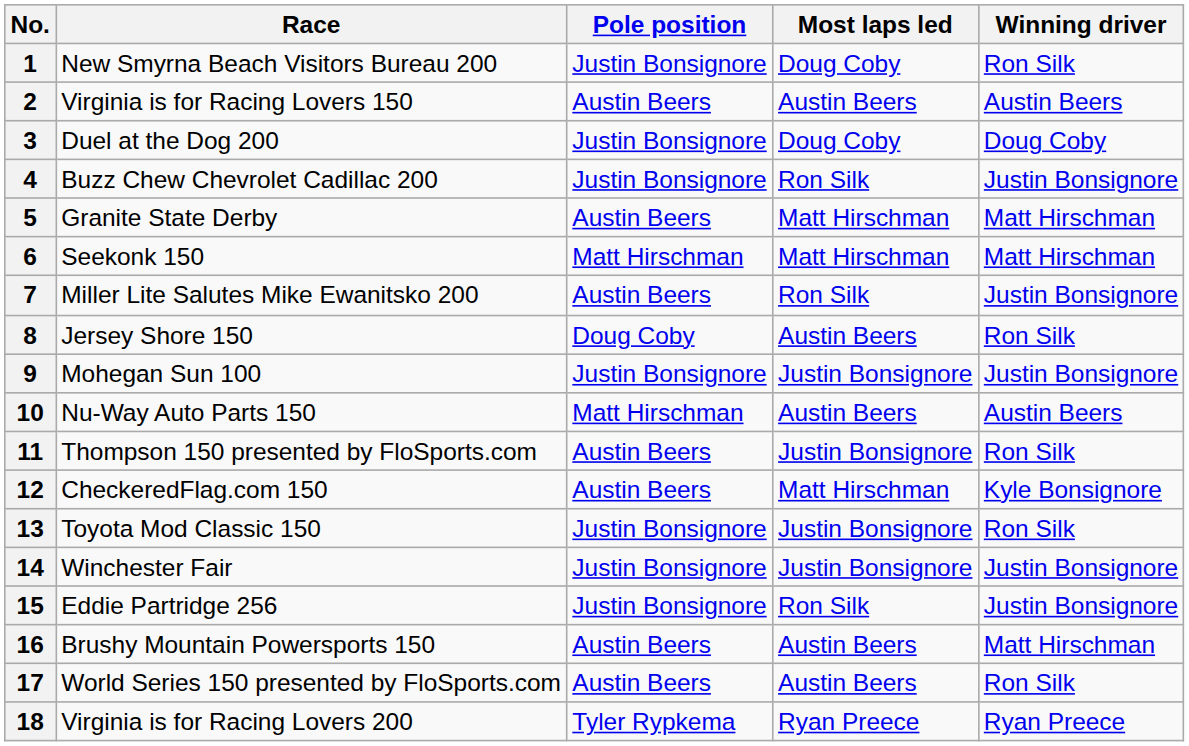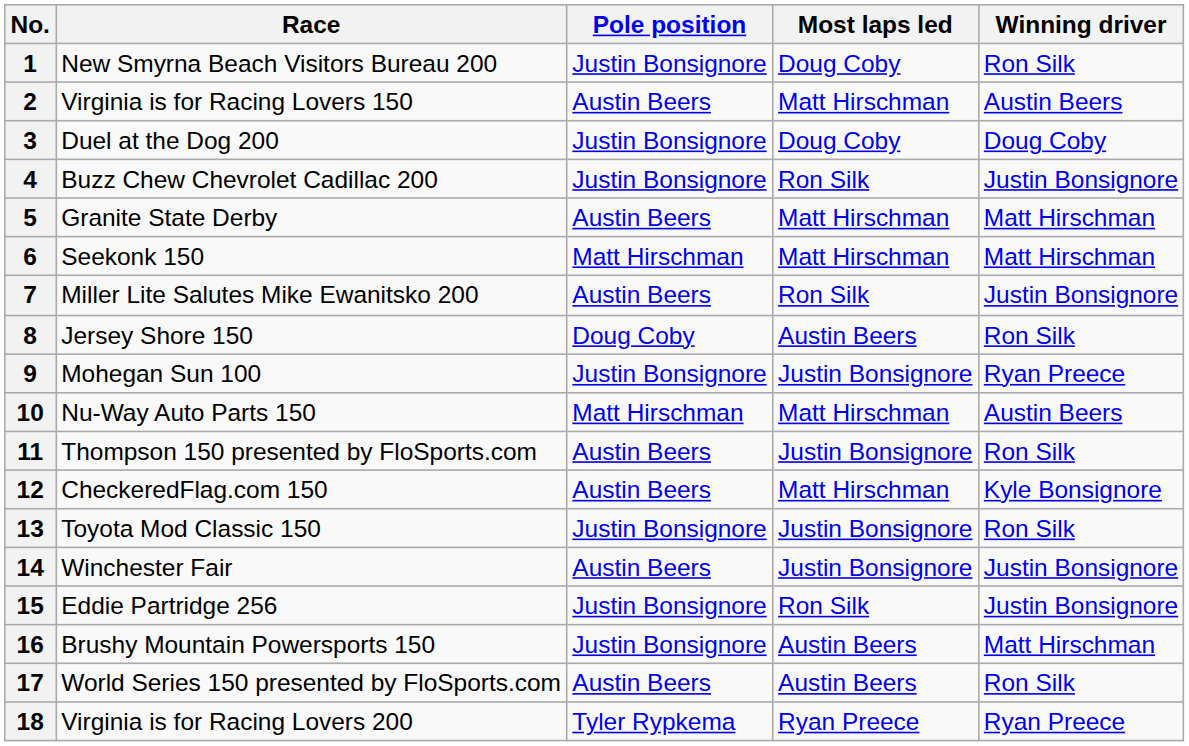(847, 102) Austin Beers -> (864, 102) Matt Hirschman
(1081, 373) Justin Bonsignore -> (1055, 373) Ryan Preece
(847, 412) Austin Beers -> (864, 412) Matt Hirschman
(670, 567) Justin Bonsignore -> (642, 567) Austin Beers
(642, 644) Austin Beers -> (670, 644) Justin Bonsignore
